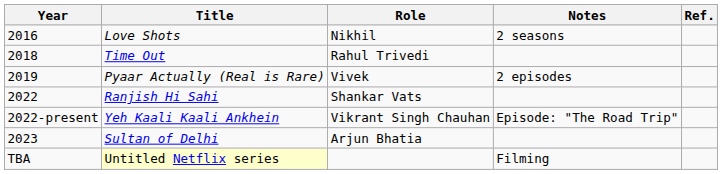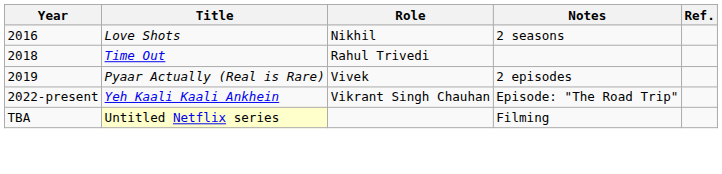- row: (162, 97)
- row: (162, 138)
